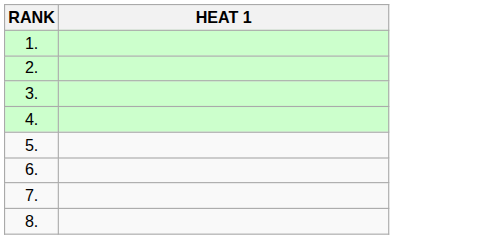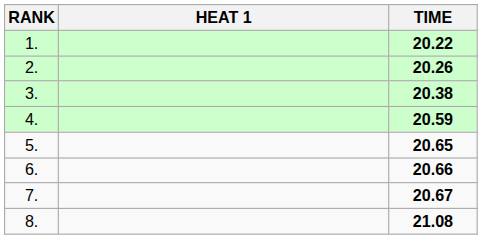+ column: (433, 18)
